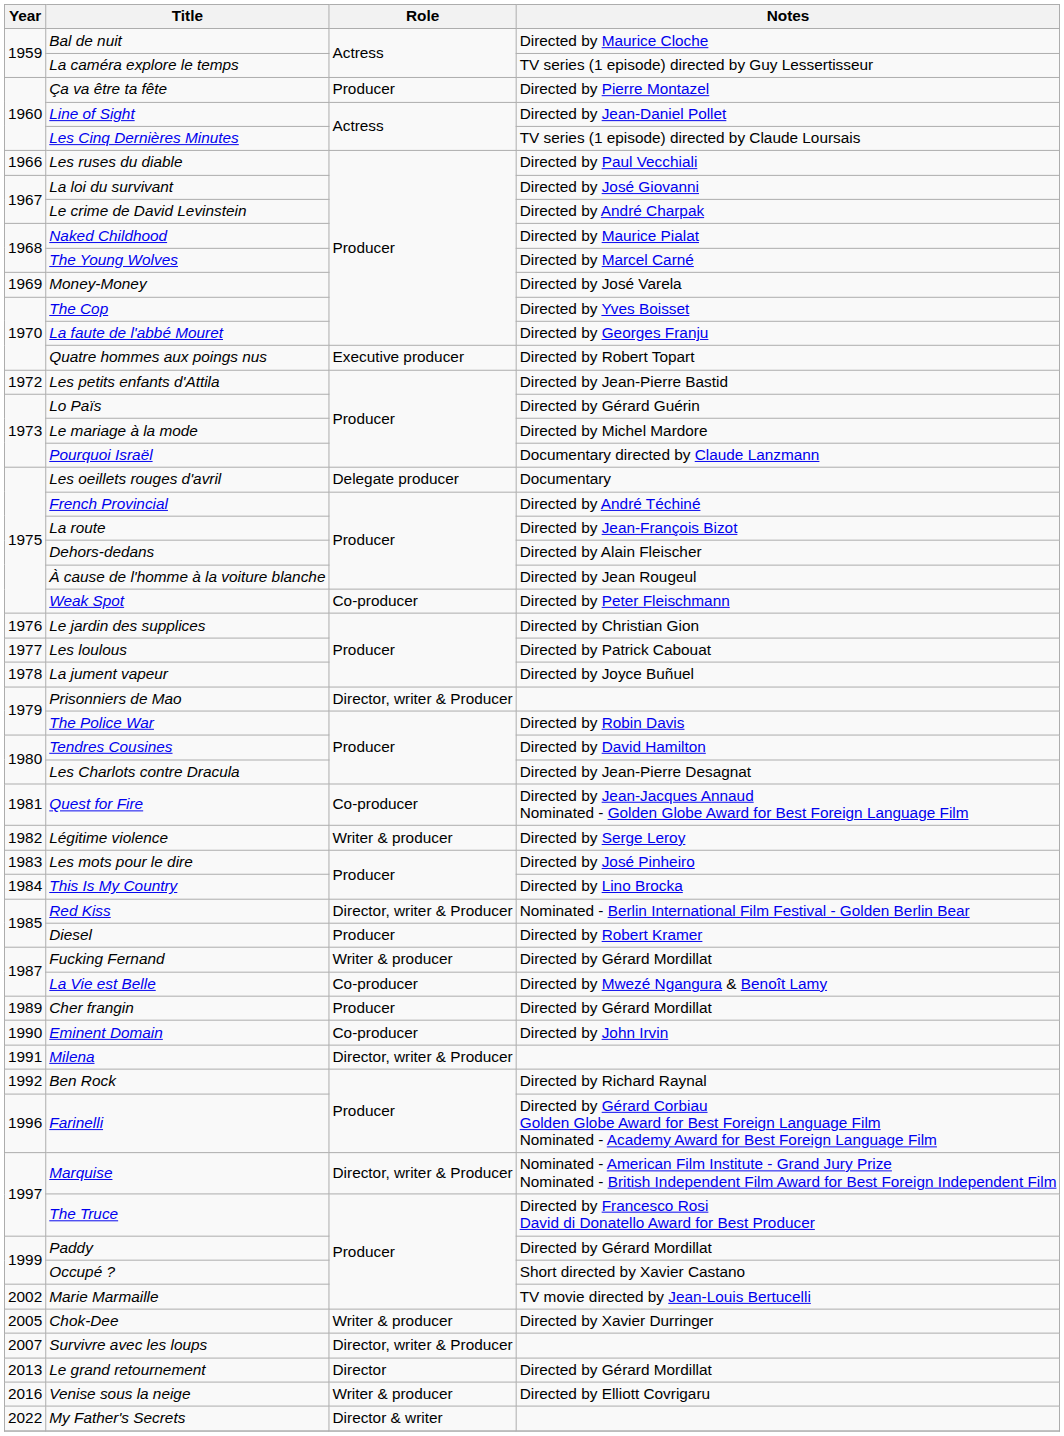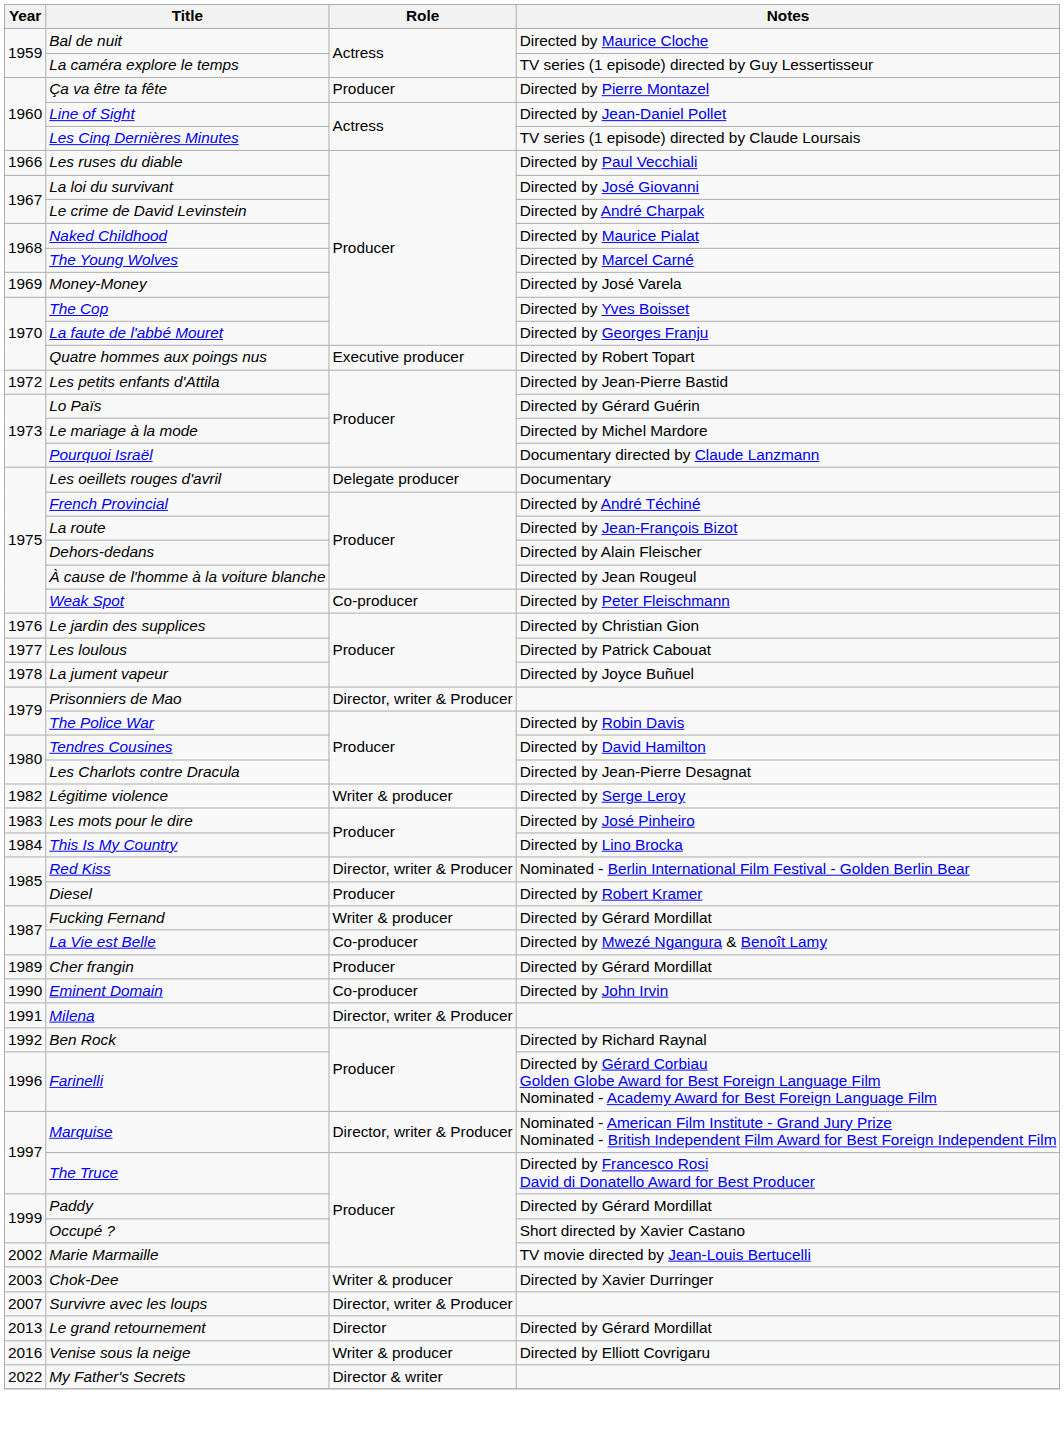- row: (96, 804)
(25, 1321) 2005 -> (25, 1279) 2003
